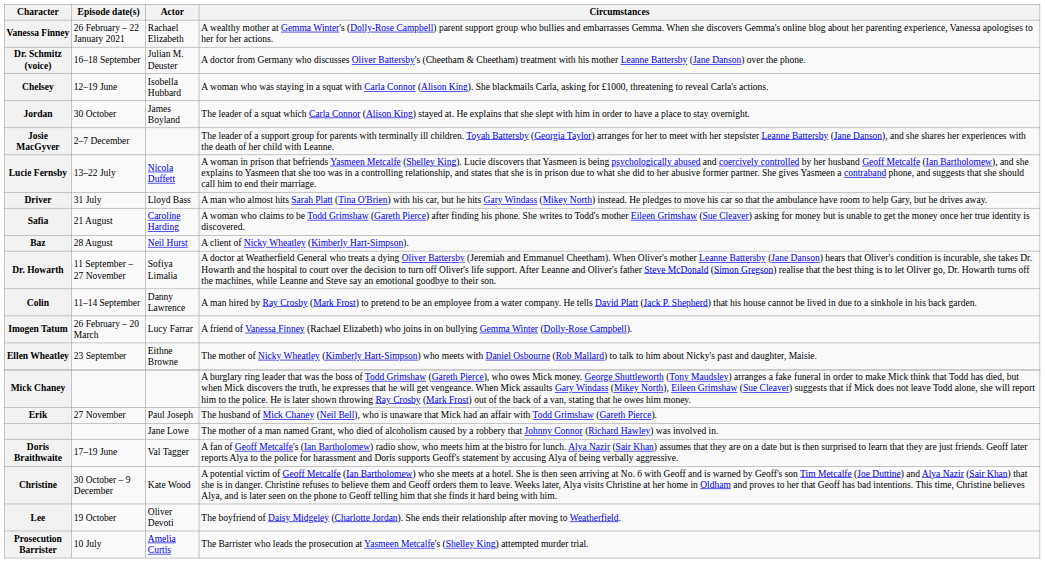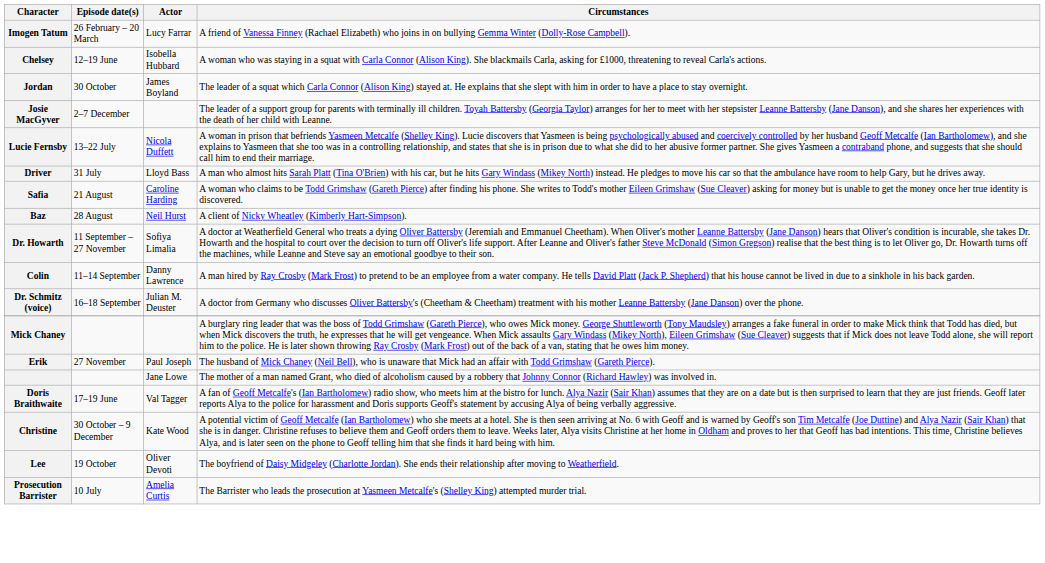- row: (38, 34)
rows swapped: (38, 329) <-> (38, 60)
- row: (38, 356)
